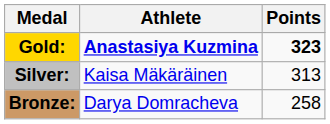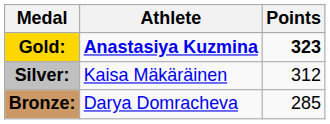(306, 75) 313 -> (306, 75) 312
(306, 103) 258 -> (306, 103) 285
